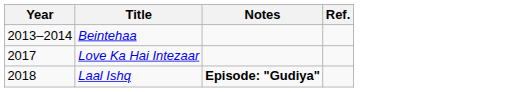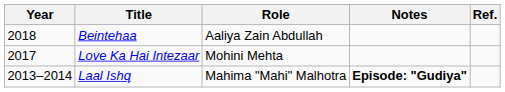+ column: (276, 14)
(40, 35) 2013–2014 -> (22, 35) 2018
(22, 76) 2018 -> (40, 76) 2013–2014
